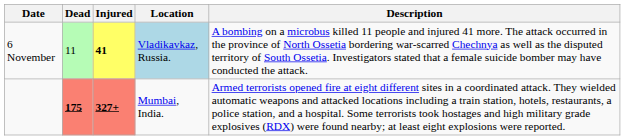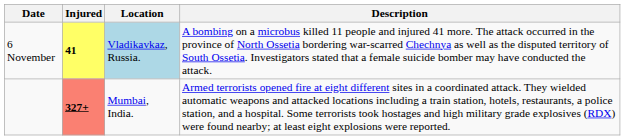- column: (78, 13)
